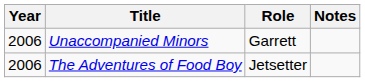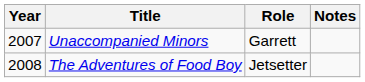(25, 40) 2006 -> (25, 40) 2007
(25, 64) 2006 -> (25, 64) 2008
